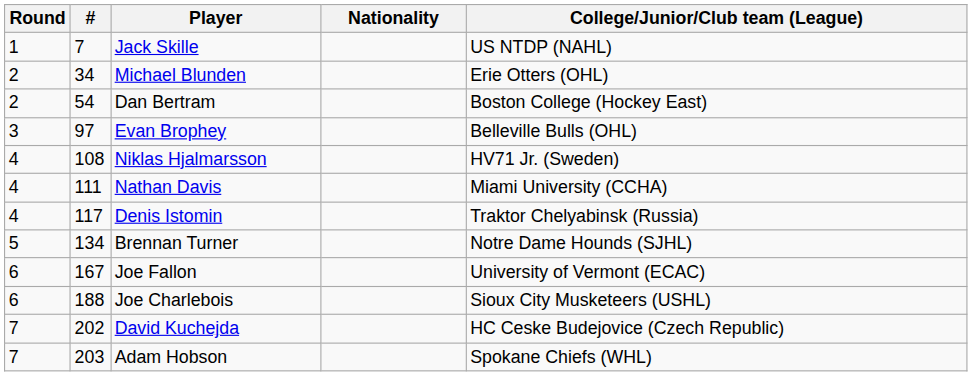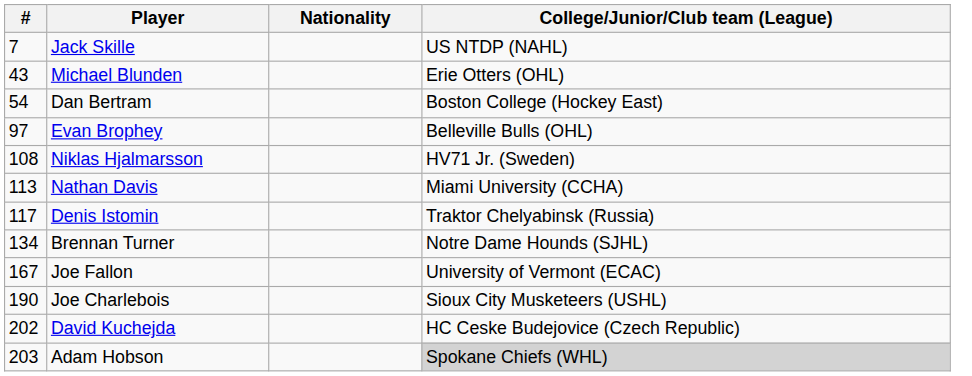- column: (38, 18)
(85, 74) 34 -> (19, 74) 43
(88, 187) 111 -> (23, 187) 113
(89, 300) 188 -> (23, 300) 190
(561, 356) no background -> (517, 356) lightgrey background
